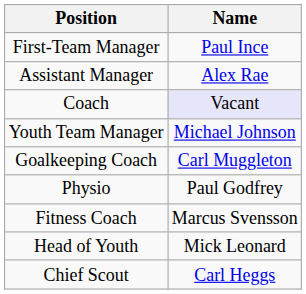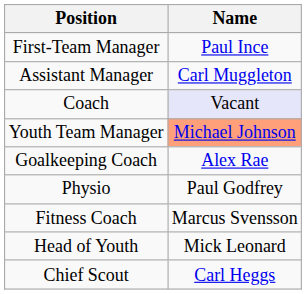(235, 75) Alex Rae -> (235, 75) Carl Muggleton
(235, 132) no background -> (235, 132) lightsalmon background
(235, 160) Carl Muggleton -> (235, 160) Alex Rae
